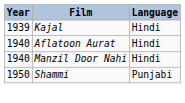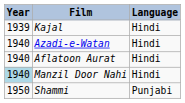+ row: (72, 44)
(18, 59) no background -> (18, 75) lightblue background
